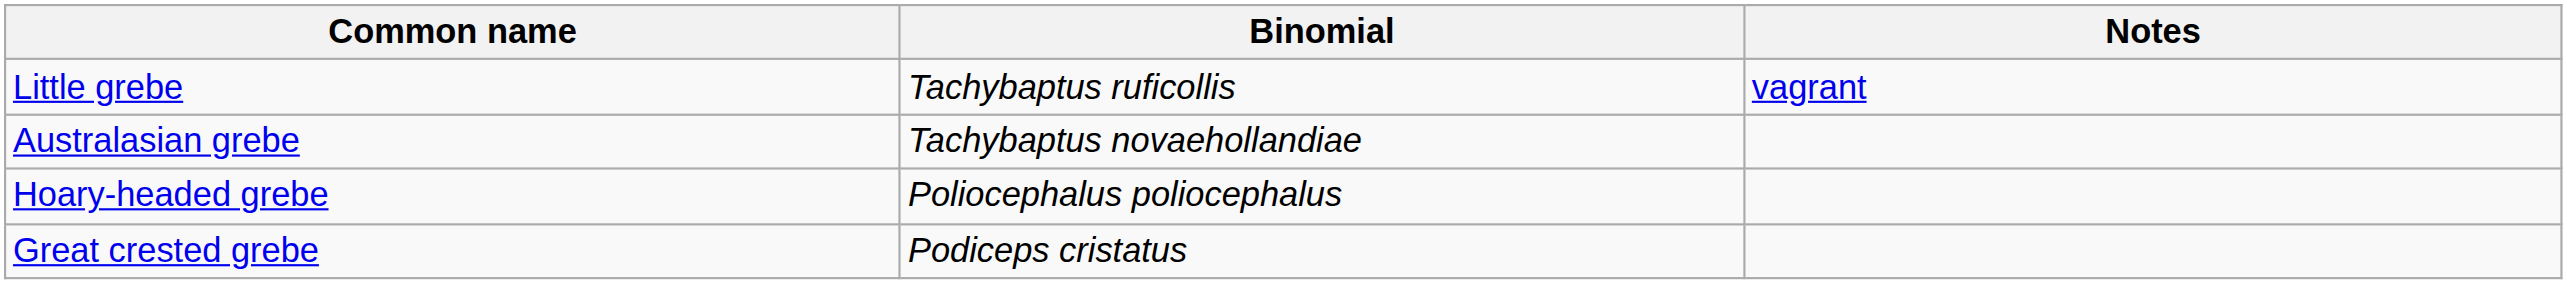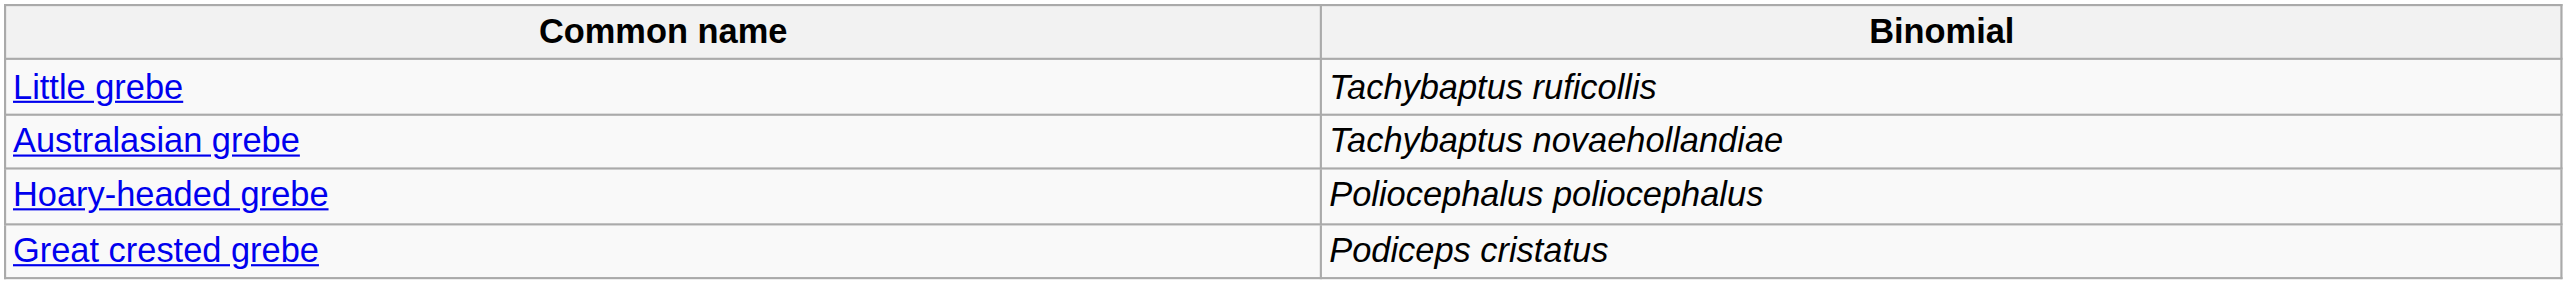- column: (2153, 31)
